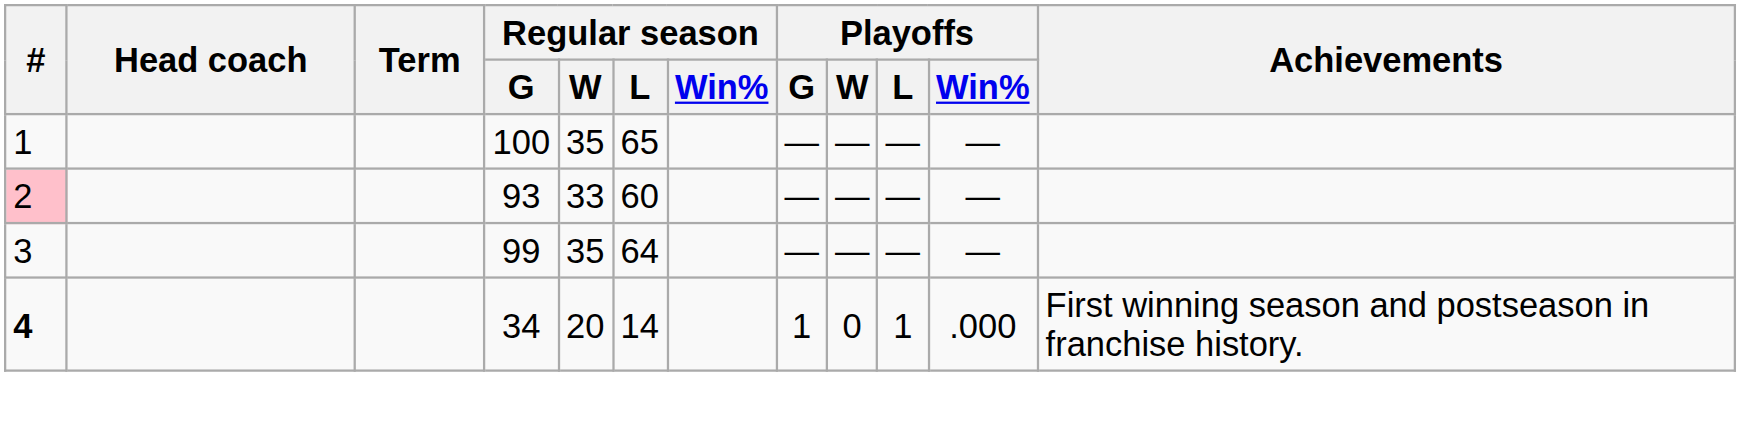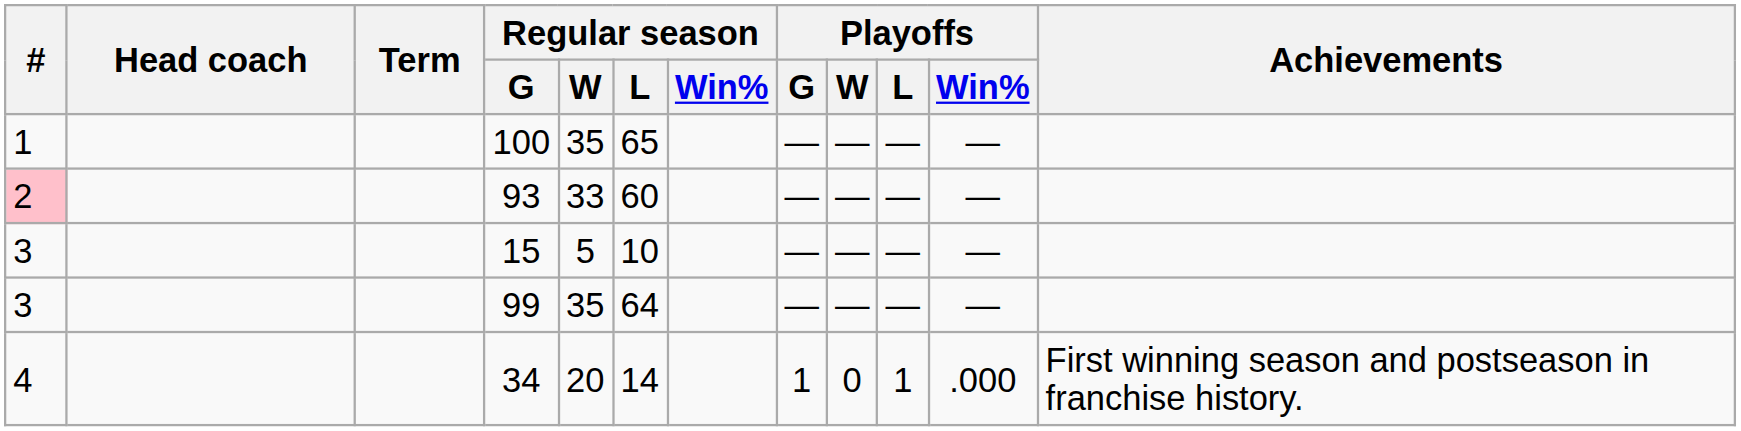+ row: (521, 251)
(23, 325) bold -> (23, 380) normal
